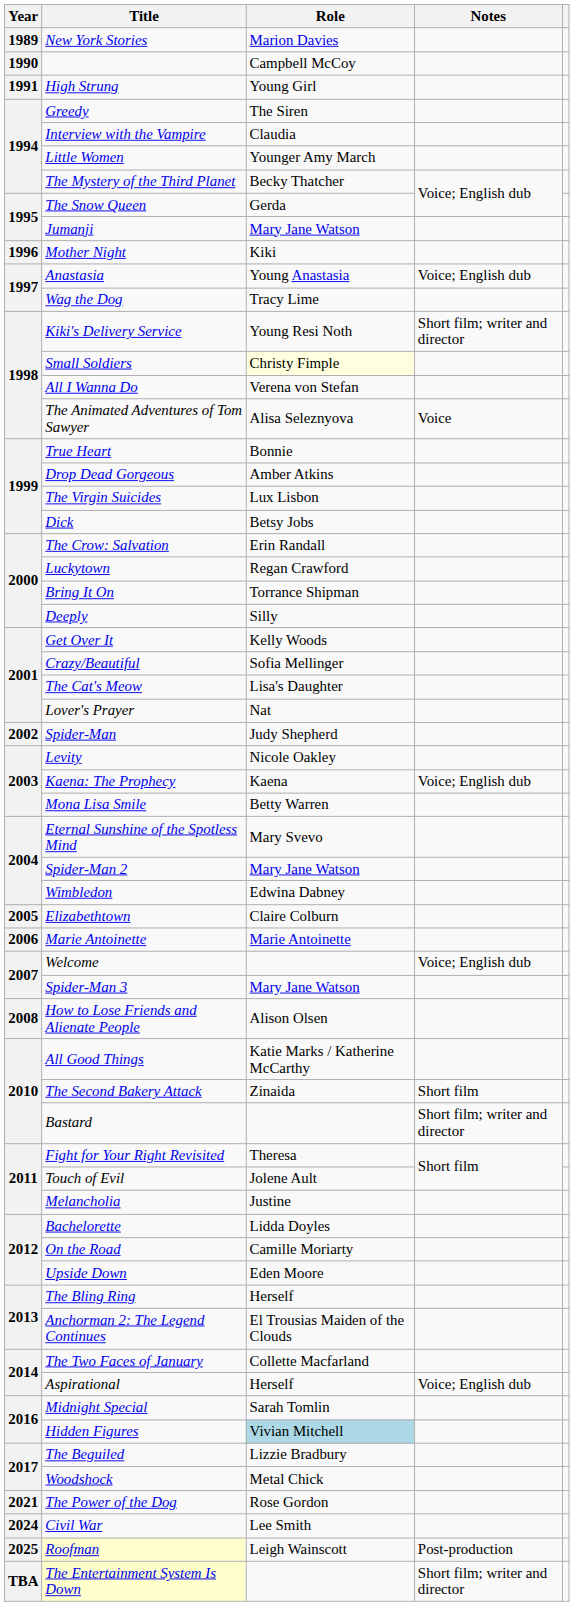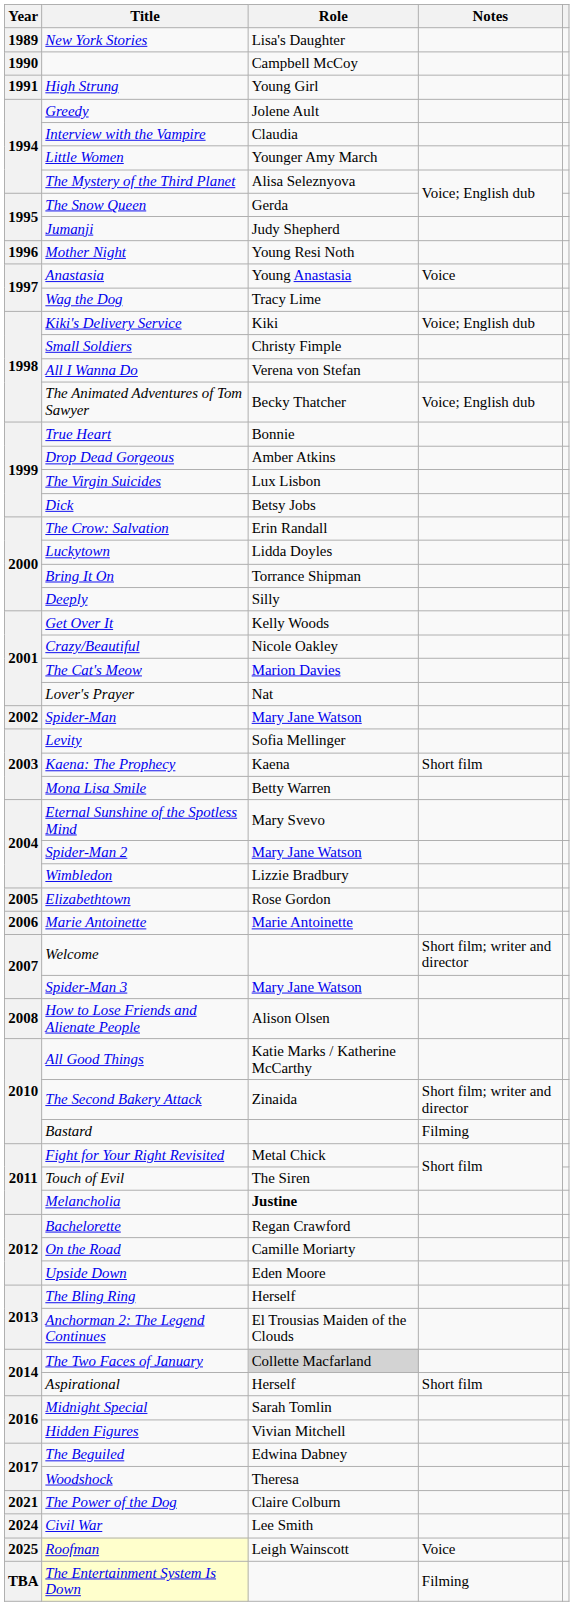(294, 39) Marion Davies -> (298, 39) Lisa's Daughter
(279, 110) The Siren -> (285, 110) Jolene Ault
(297, 181) Becky Thatcher -> (304, 181) Alisa Seleznyova
(305, 228) Mary Jane Watson -> (296, 228) Judy Shepherd
(263, 252) Kiki -> (303, 252) Young Resi Noth
(474, 275) Voice; English dub -> (439, 275) Voice
(301, 331) Young Resi Noth -> (265, 323) Kiki
(483, 331) Short film; writer and director -> (478, 323) Voice; English dub
(294, 363) lightyellow background -> (297, 346) no background
(301, 418) Alisa Seleznyova -> (299, 402) Becky Thatcher
(435, 418) Voice -> (478, 402) Voice; English dub
(299, 568) Regan Crawford -> (292, 552) Lidda Doyles
(296, 663) Sofia Mellinger -> (295, 646) Nicole Oakley
(296, 686) Lisa's Daughter -> (296, 670) Marion Davies
(294, 734) Judy Shepherd -> (307, 717) Mary Jane Watson
(293, 757) Nicole Oakley -> (299, 741) Sofia Mellinger
(474, 781) Voice; English dub -> (452, 764) Short film
(297, 892) Edwina Dabney -> (300, 875) Lizzie Bradbury
(294, 916) Claire Colburn -> (291, 899) Rose Gordon
(474, 963) Voice; English dub -> (487, 954) Short film; writer and director
(448, 1091) Short film -> (487, 1099) Short film; writer and director
(483, 1123) Short film; writer and director -> (445, 1131) Filming
(273, 1155) Theresa -> (289, 1155) Metal Chick
(283, 1178) Jolene Ault -> (281, 1178) The Siren
(270, 1202) normal -> (274, 1202) bold
(290, 1225) Lidda Doyles -> (301, 1225) Regan Crawford
(309, 1360) no background -> (311, 1360) lightgrey background
(474, 1384) Voice; English dub -> (452, 1384) Short film
(296, 1431) lightblue background -> (299, 1431) no background
(298, 1455) Lizzie Bradbury -> (299, 1455) Edwina Dabney
(287, 1478) Metal Chick -> (275, 1478) Theresa
(289, 1502) Rose Gordon -> (296, 1502) Claire Colburn
(465, 1549) Post-production -> (439, 1549) Voice
(483, 1581) Short film; writer and director -> (445, 1581) Filming
